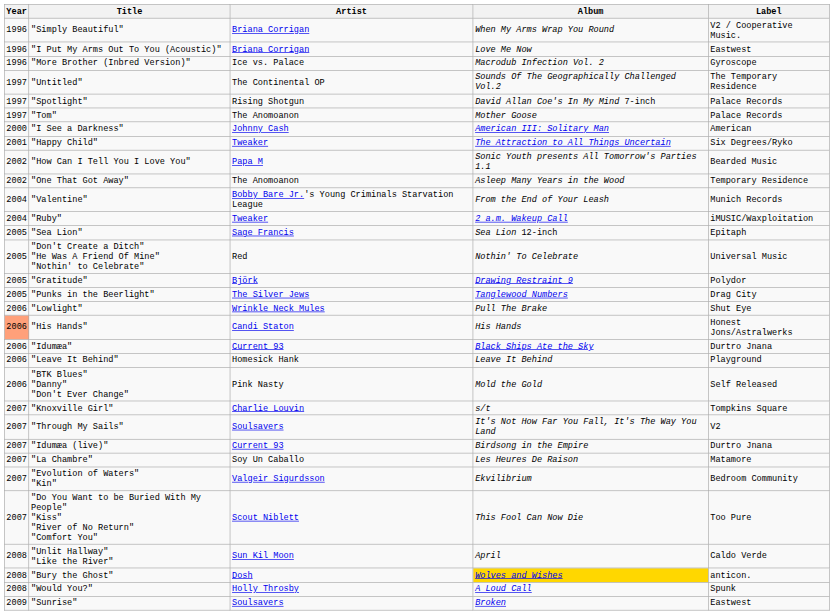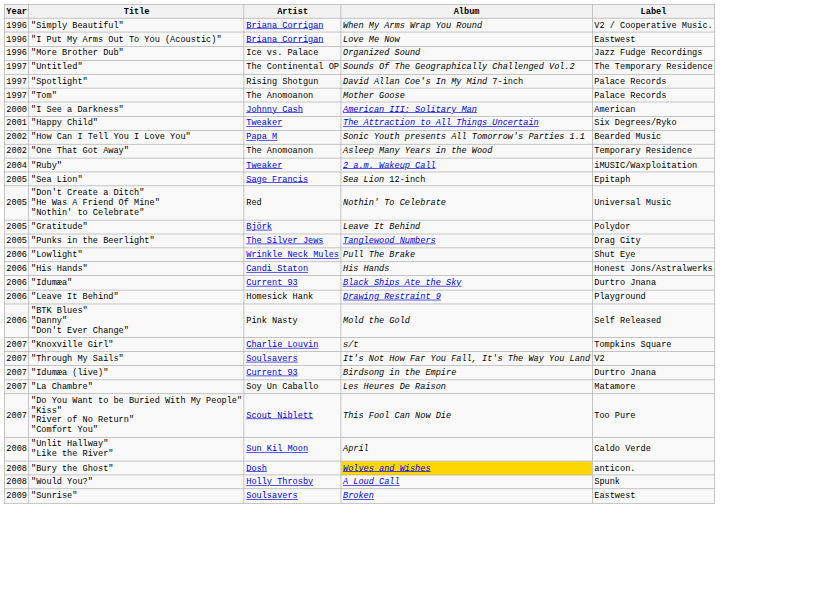- row: (111, 63)
+ row: (77, 53)
- row: (59, 200)
(524, 280) Drawing Restraint 9 -> (382, 227) Leave It Behind
(17, 327) lightsalmon background -> (17, 269) no background
(514, 360) Leave It Behind -> (392, 297) Drawing Restraint 9
- row: (85, 479)
